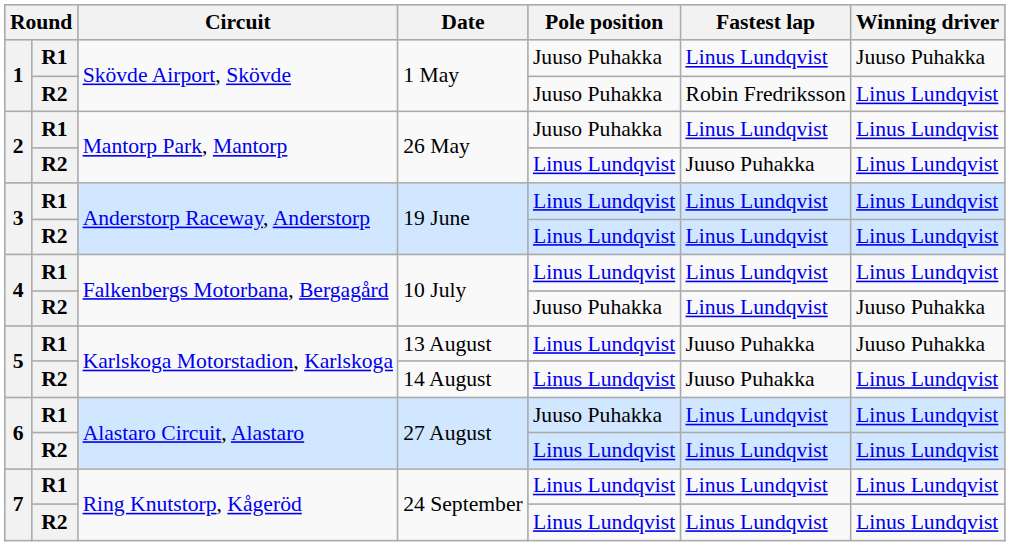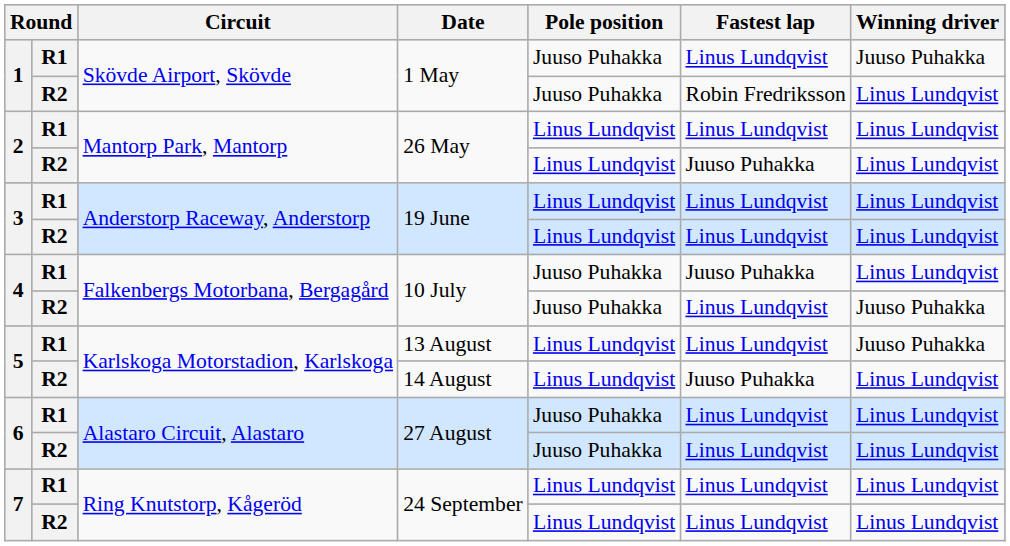(597, 128) Juuso Puhakka -> (604, 128) Linus Lundqvist
(604, 271) Linus Lundqvist -> (597, 271) Juuso Puhakka
(757, 271) Linus Lundqvist -> (750, 271) Juuso Puhakka
(750, 343) Juuso Puhakka -> (757, 343) Linus Lundqvist
(604, 450) Linus Lundqvist -> (597, 450) Juuso Puhakka
